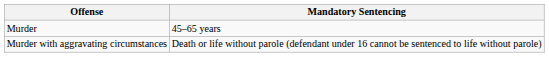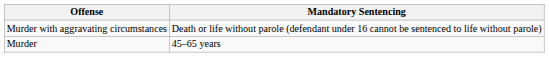rows swapped: (22, 28) <-> (87, 44)
